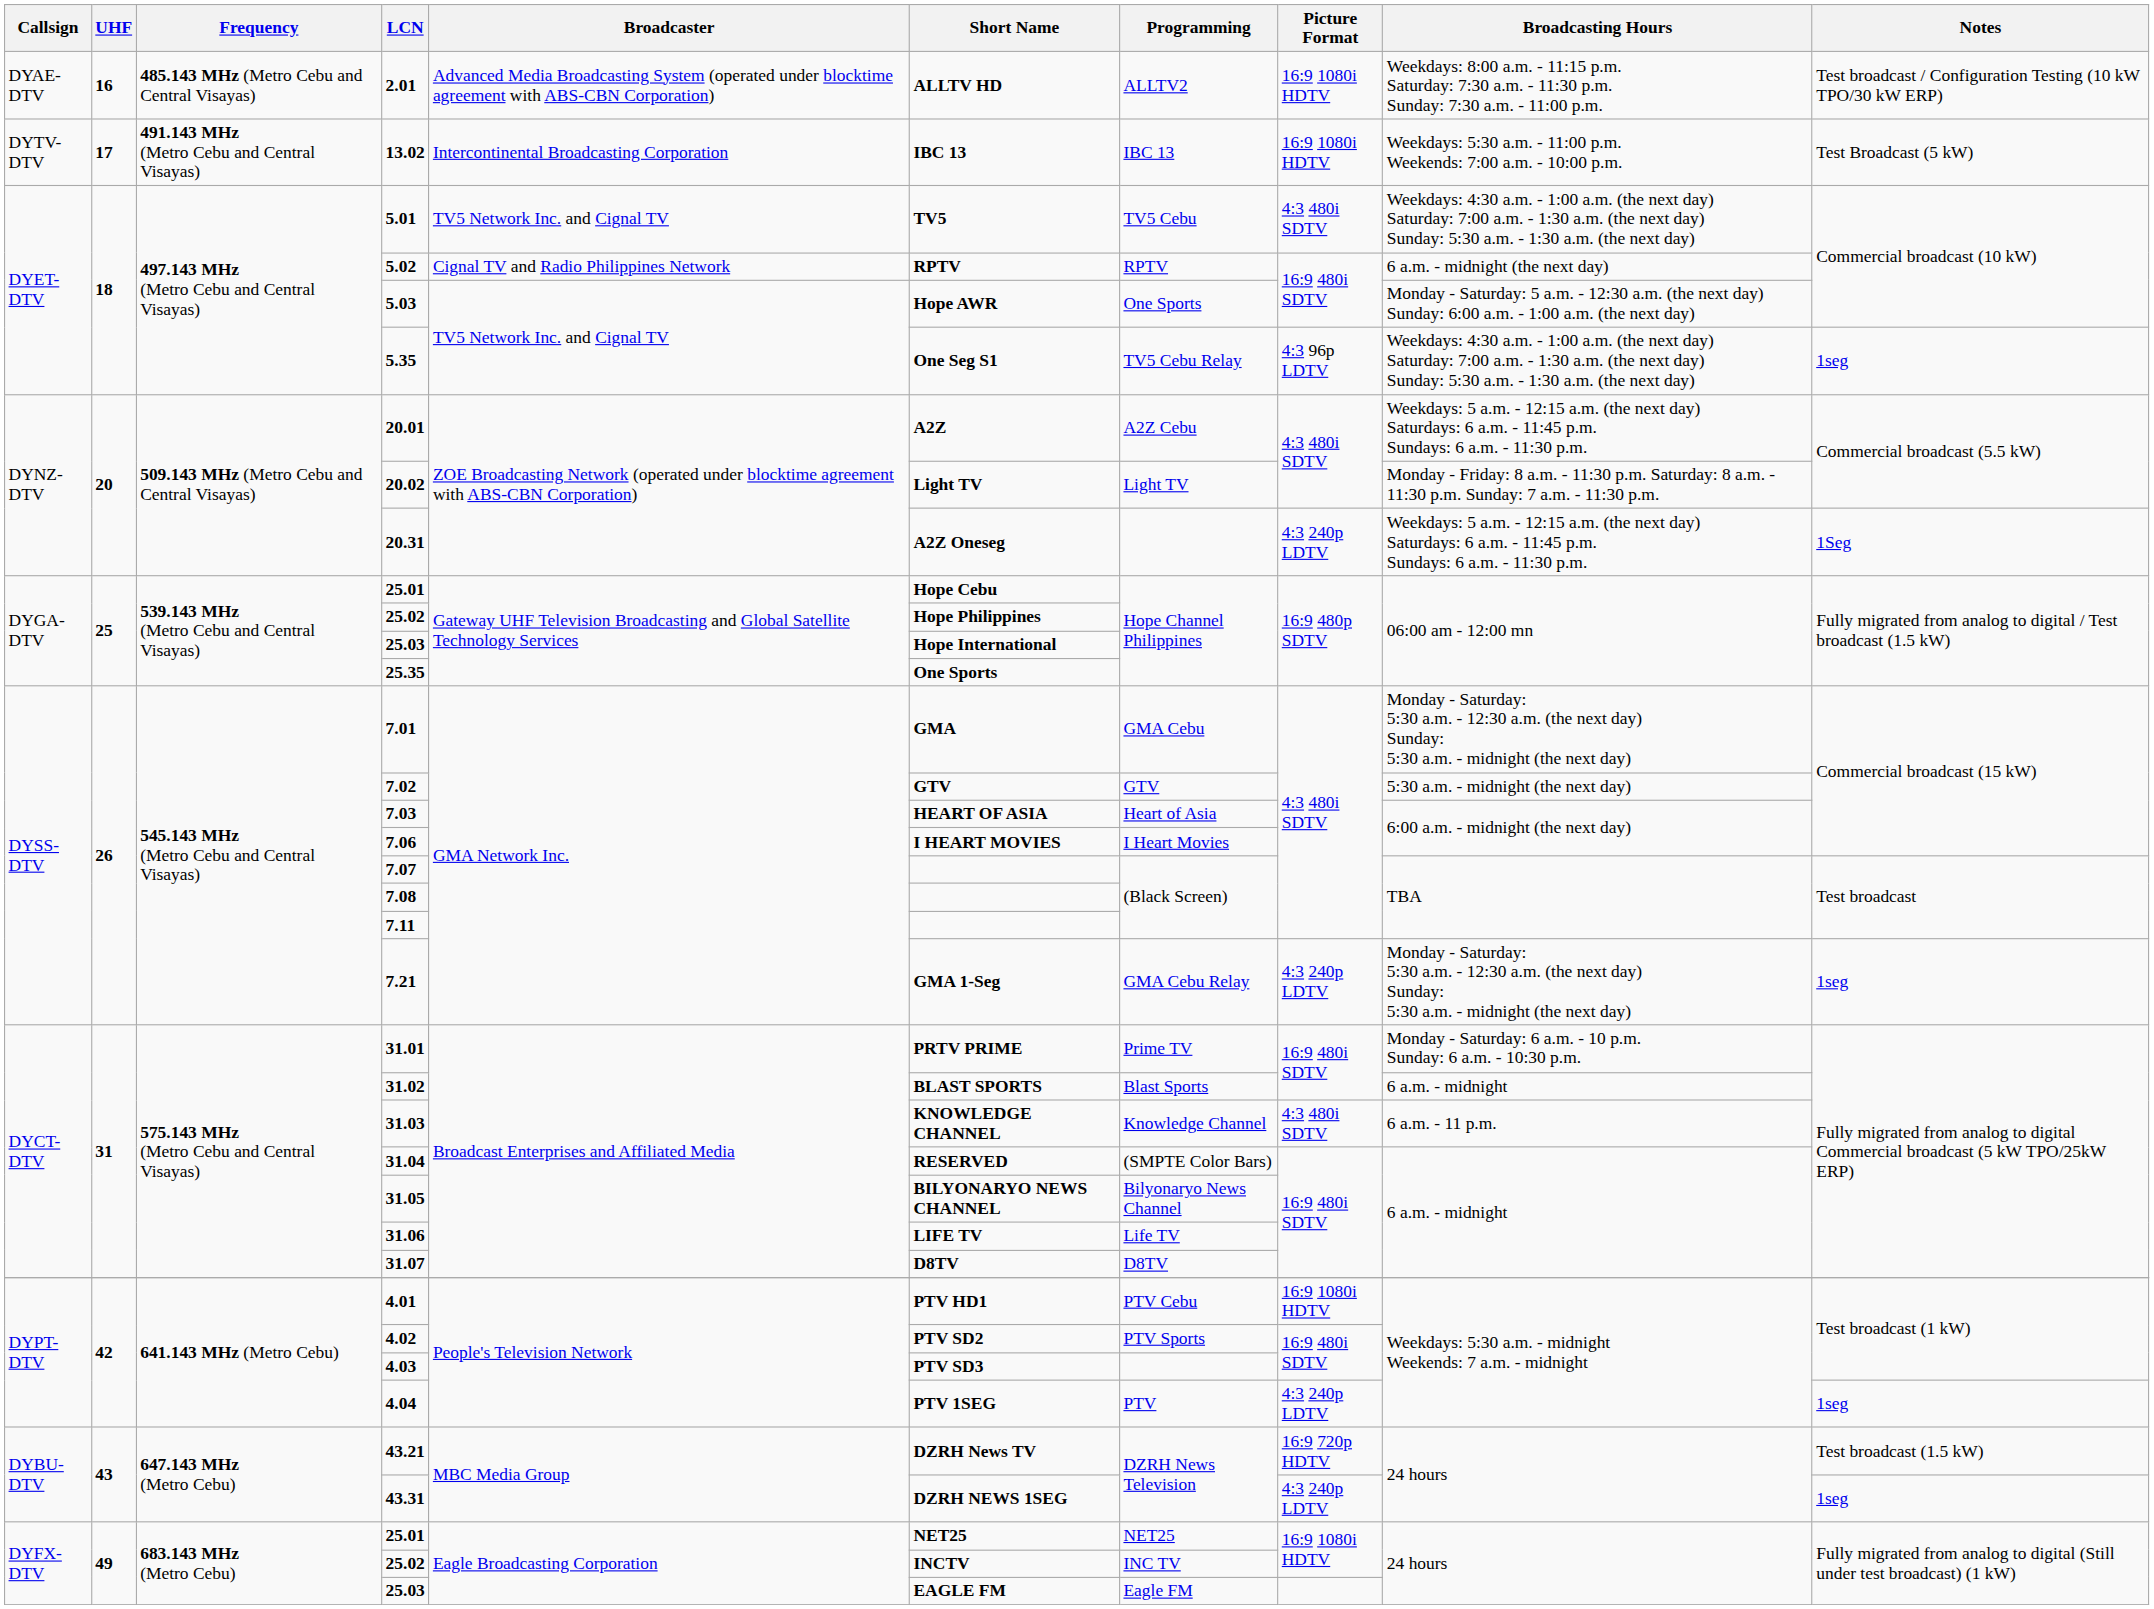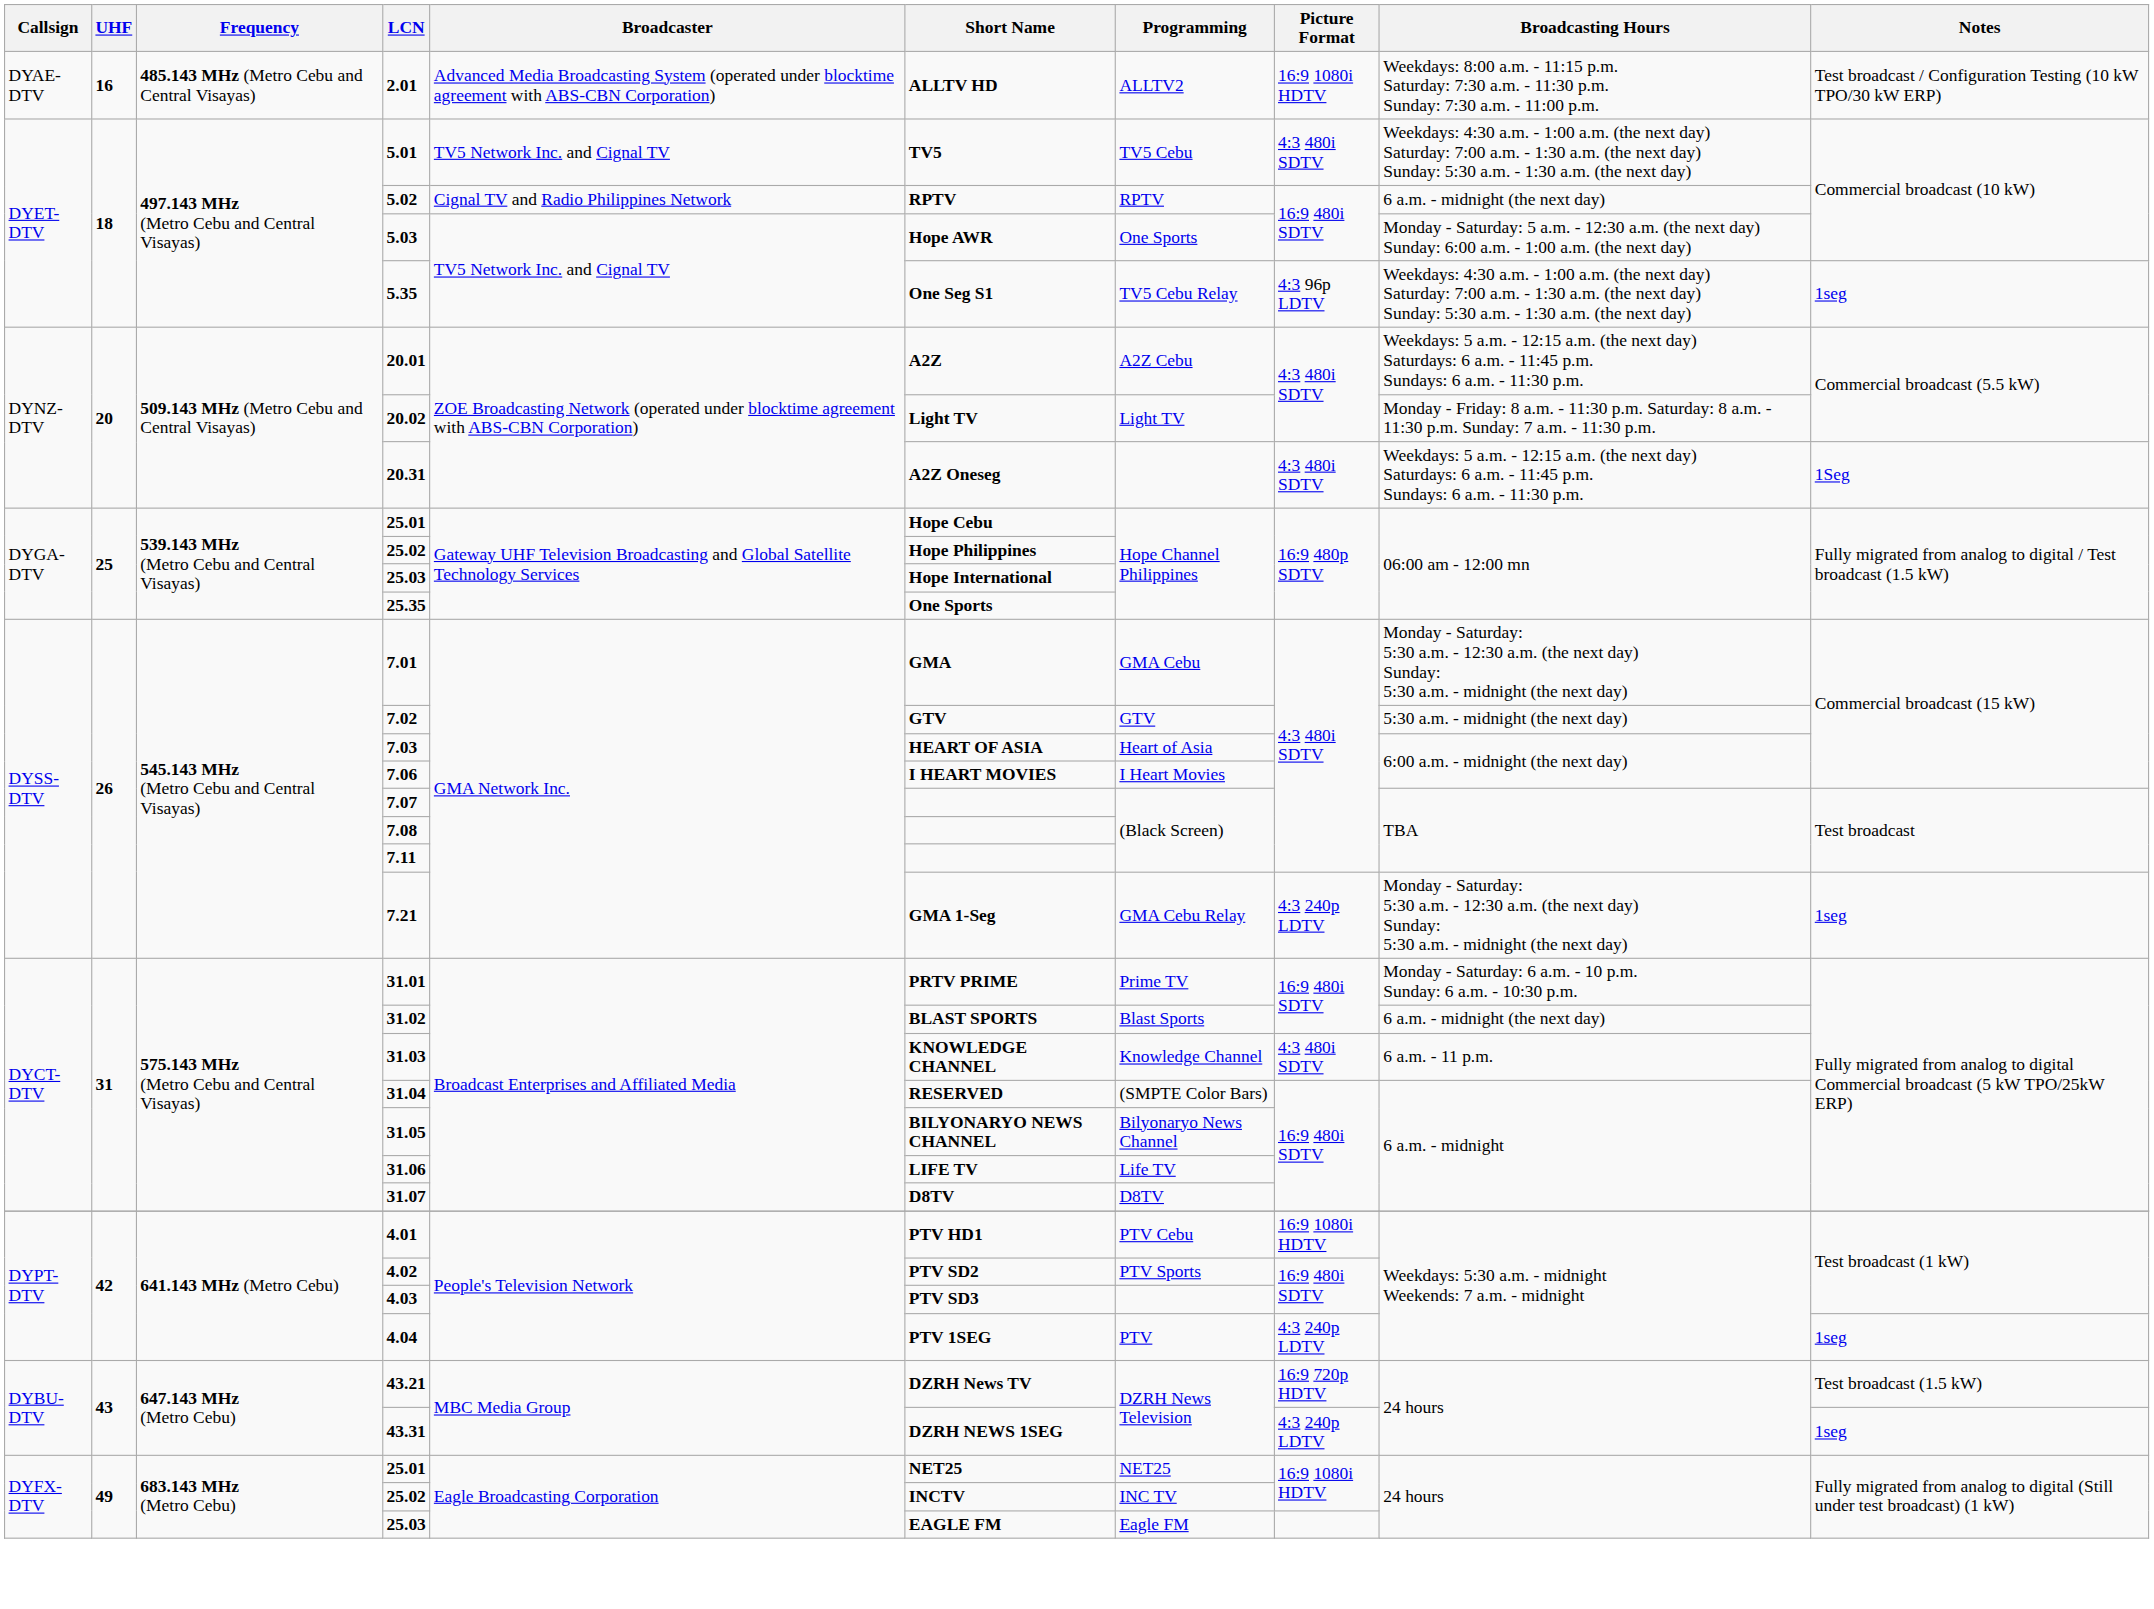- row: (35, 152)
(1313, 541) 4:3 240p LDTV -> (1307, 475) 4:3 480i SDTV
(1447, 1086) 6 a.m. - midnight -> (1494, 1019) 6 a.m. - midnight (the next day)
